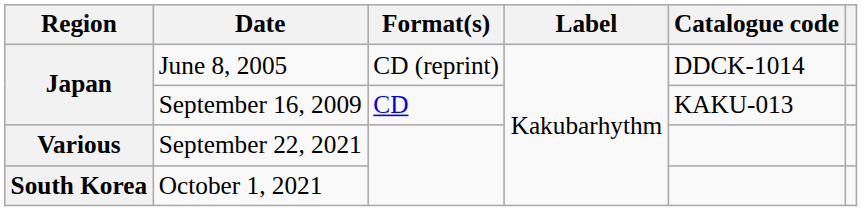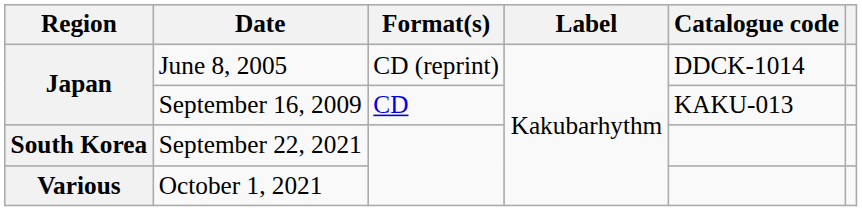(79, 144) Various -> (79, 144) South Korea
(79, 184) South Korea -> (79, 184) Various
